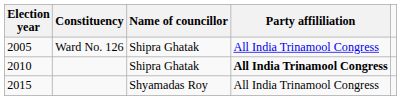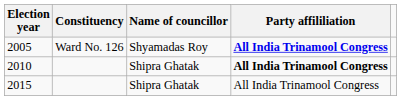(164, 47) Shipra Ghatak -> (169, 47) Shyamadas Roy
(306, 47) normal -> (311, 47) bold
(169, 85) Shyamadas Roy -> (164, 85) Shipra Ghatak
